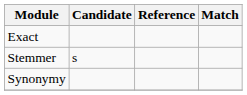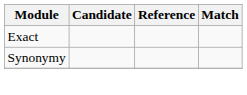- row: (32, 57)
